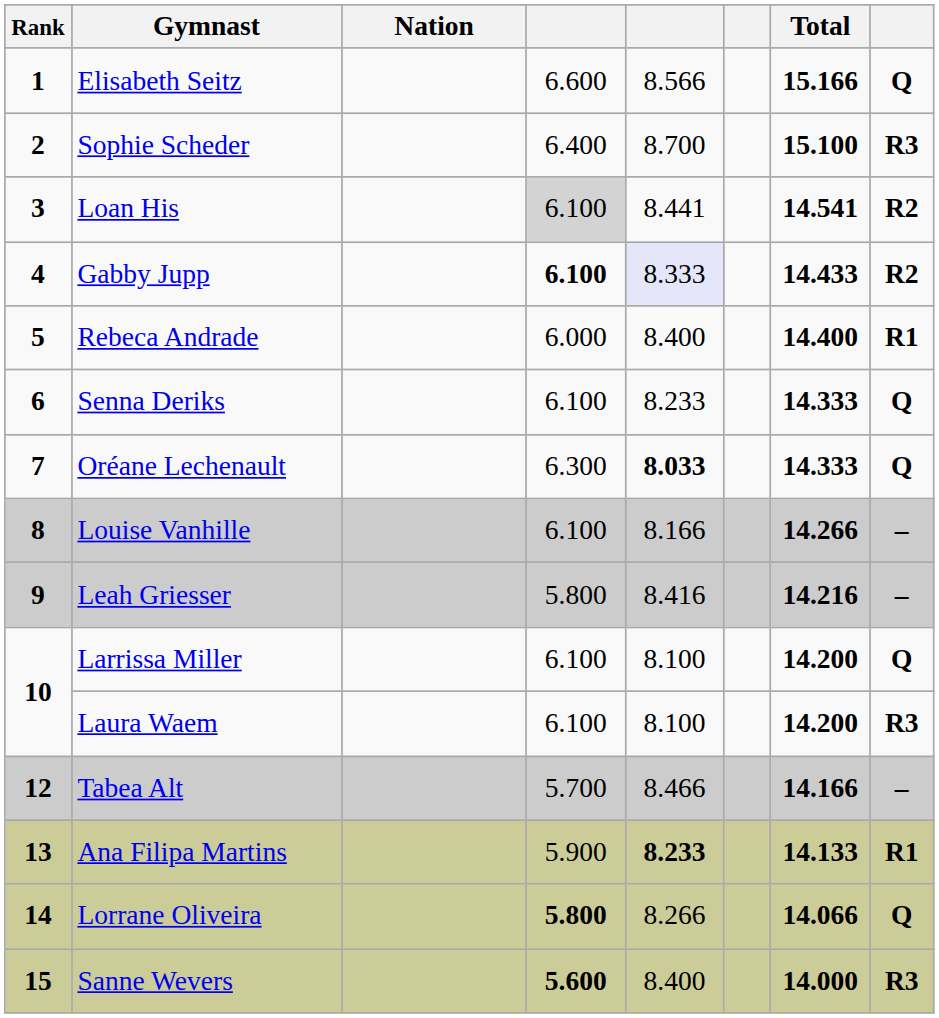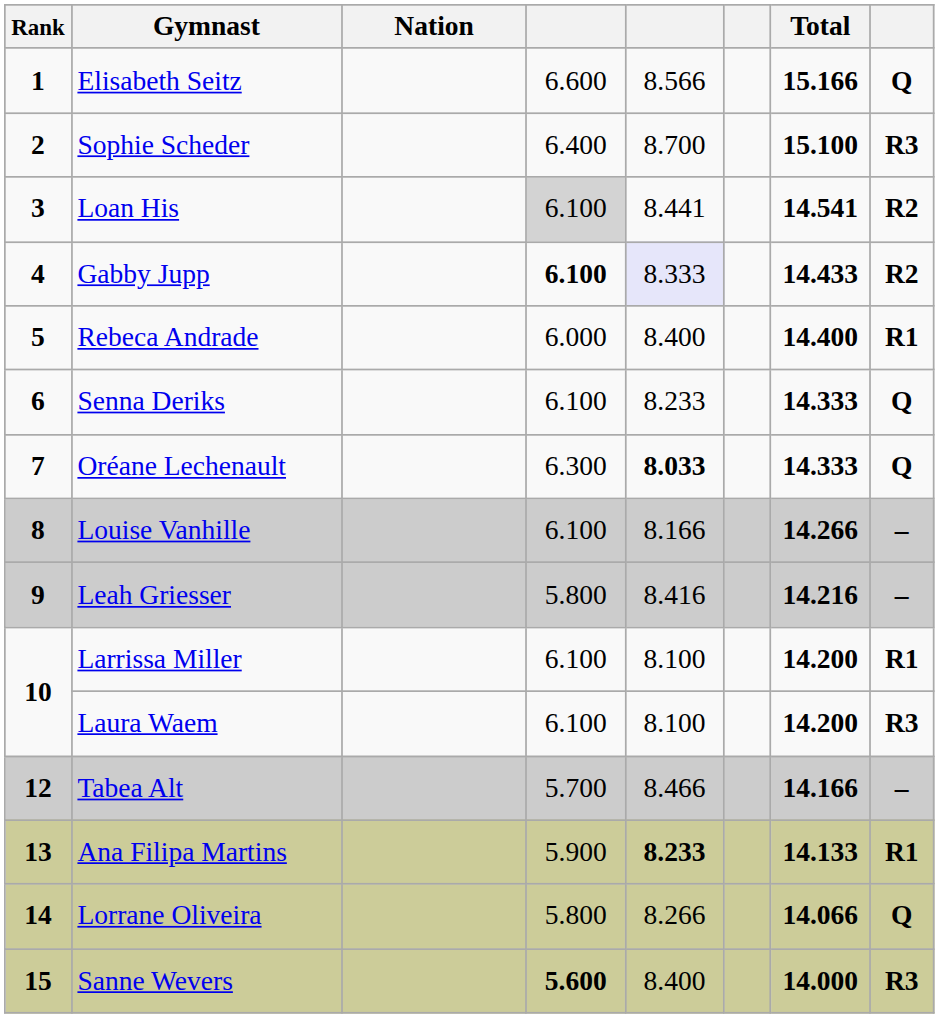(902, 658) Q -> (902, 658) R1
(576, 915) bold -> (576, 915) normal
